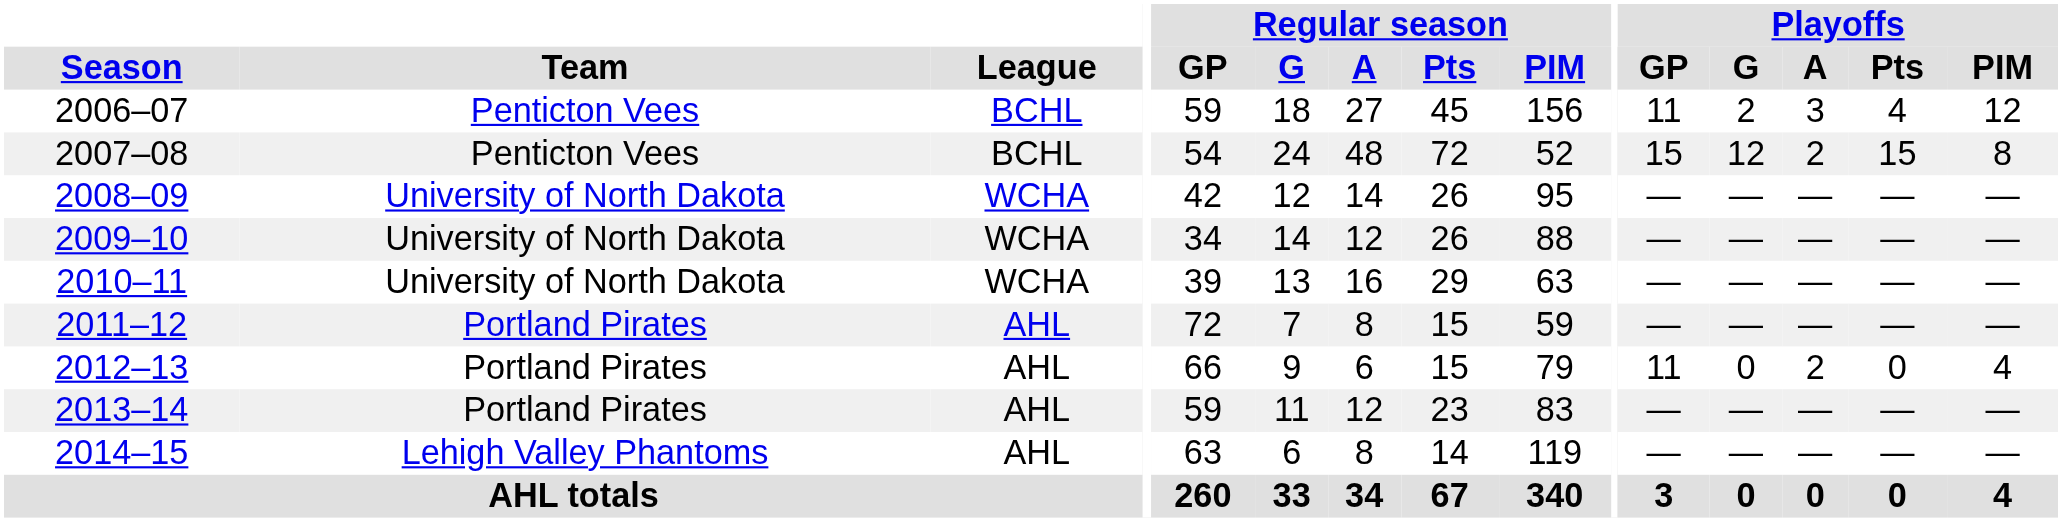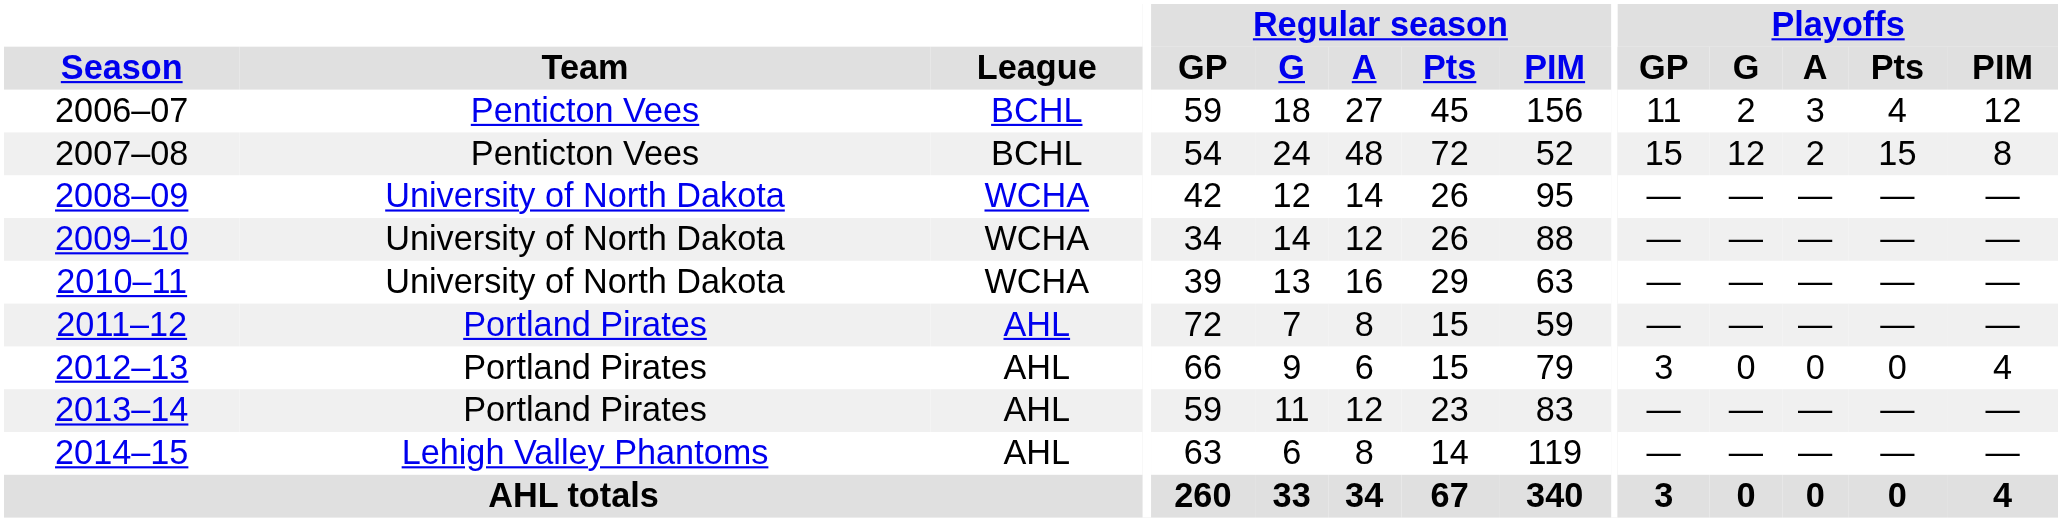(1664, 367) 11 -> (1664, 367) 3
(1815, 367) 2 -> (1815, 367) 0
